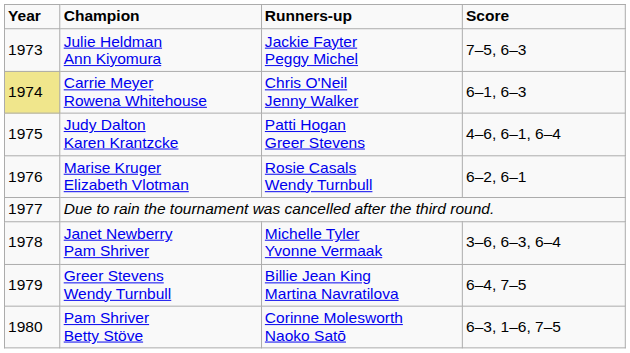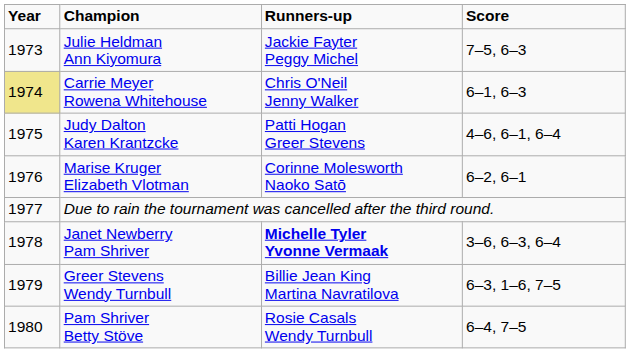(319, 176) Rosie Casals Wendy Turnbull -> (334, 176) Corinne Molesworth Naoko Satō
(324, 243) normal -> (327, 243) bold
(496, 285) 6–4, 7–5 -> (513, 285) 6–3, 1–6, 7–5
(334, 327) Corinne Molesworth Naoko Satō -> (319, 327) Rosie Casals Wendy Turnbull
(513, 327) 6–3, 1–6, 7–5 -> (496, 327) 6–4, 7–5
